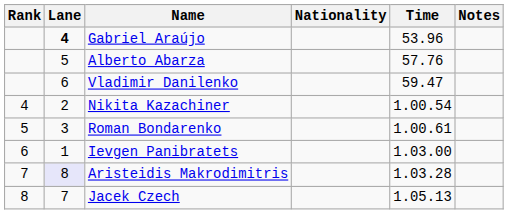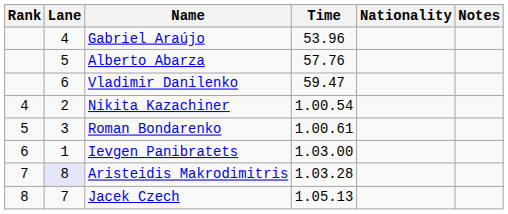columns swapped: (341, 16) <-> (423, 16)
(65, 39) bold -> (65, 39) normal
